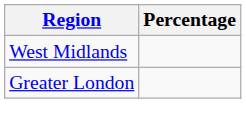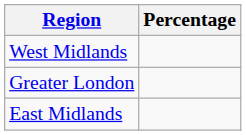+ row: (66, 113)
